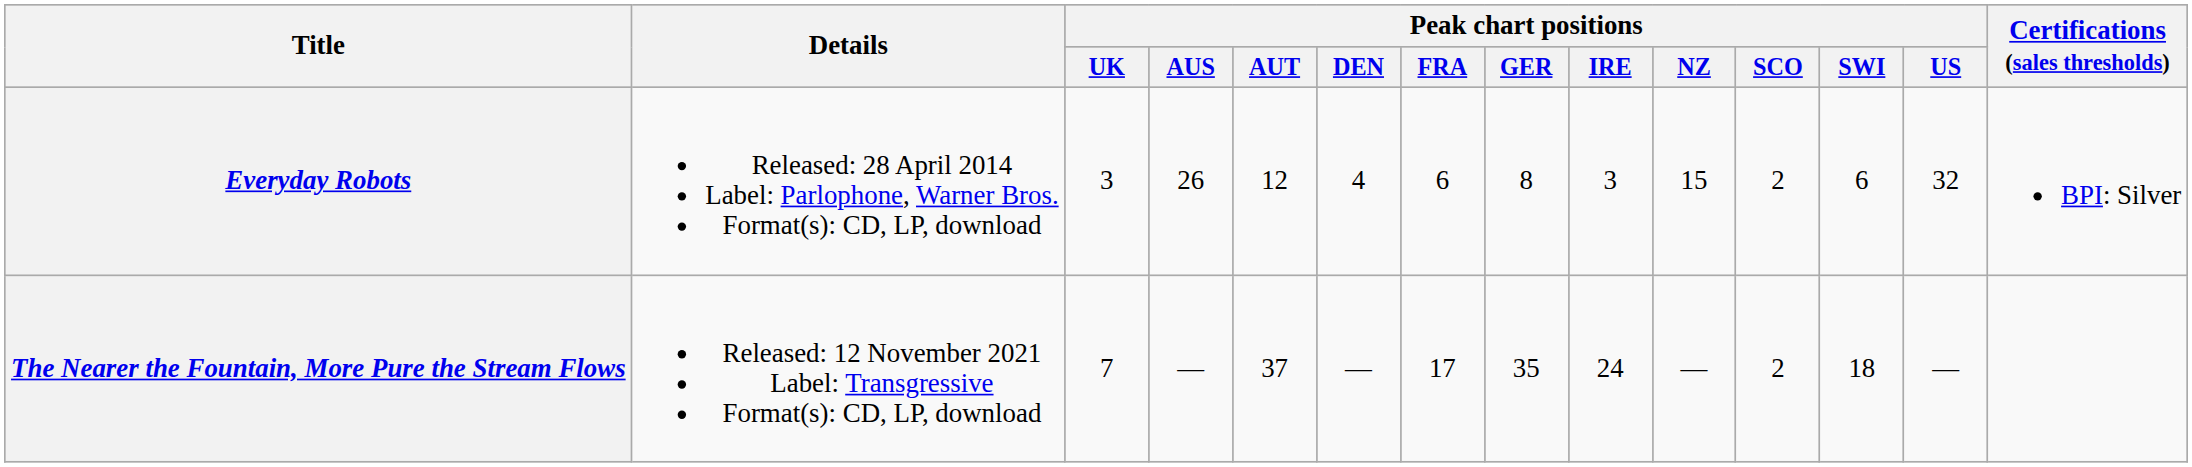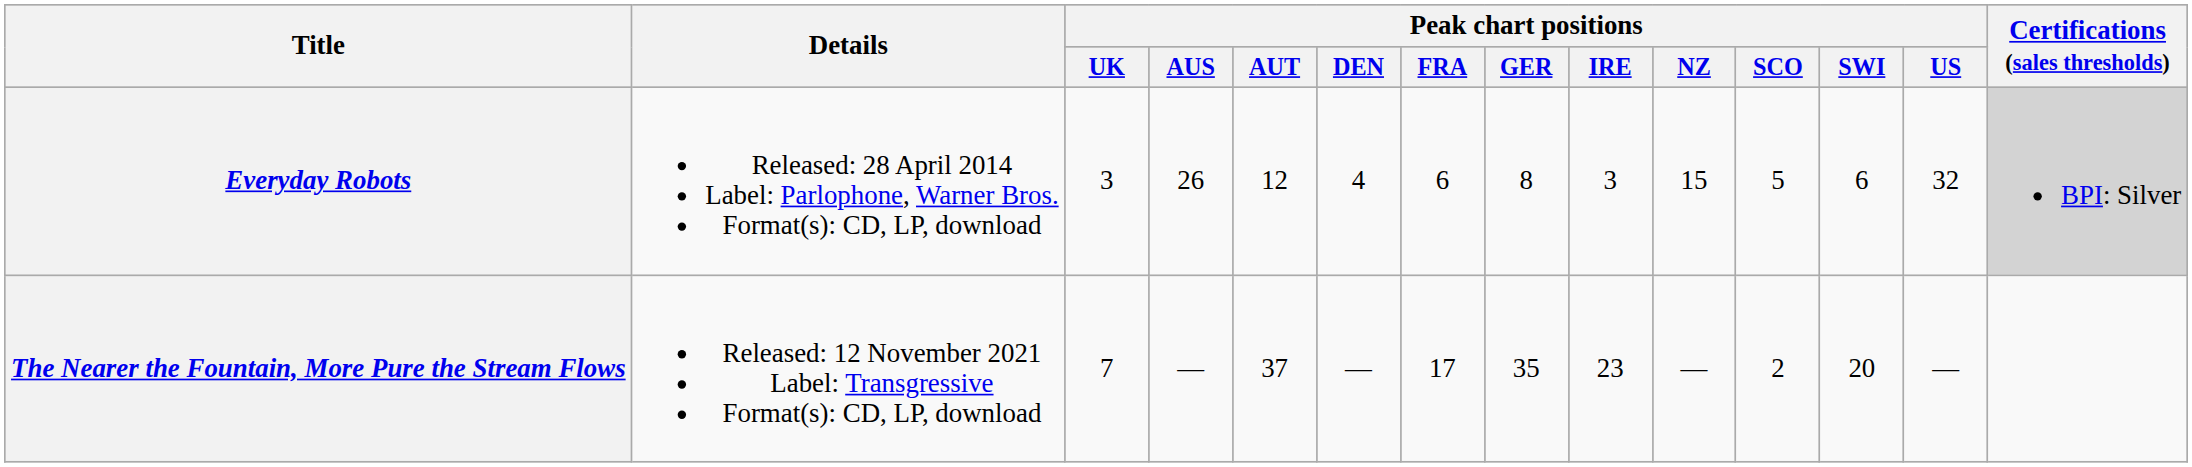(1778, 180) 2 -> (1778, 180) 5
(2088, 196) no background -> (2088, 196) lightgrey background
(1610, 367) 24 -> (1610, 367) 23
(1862, 367) 18 -> (1862, 367) 20
